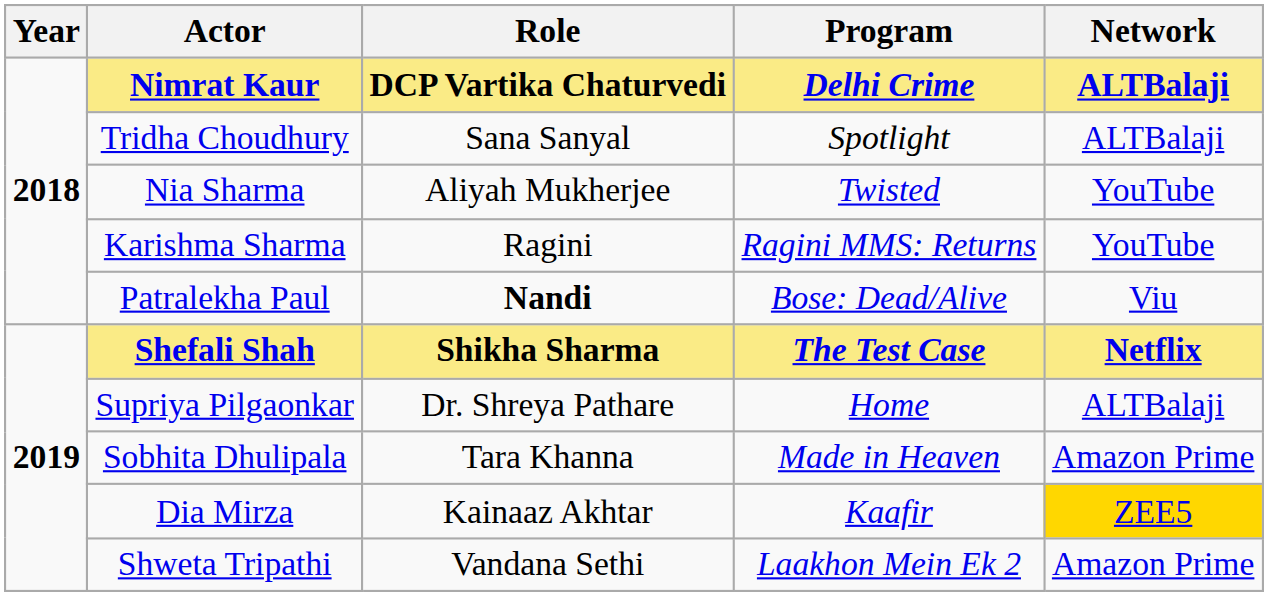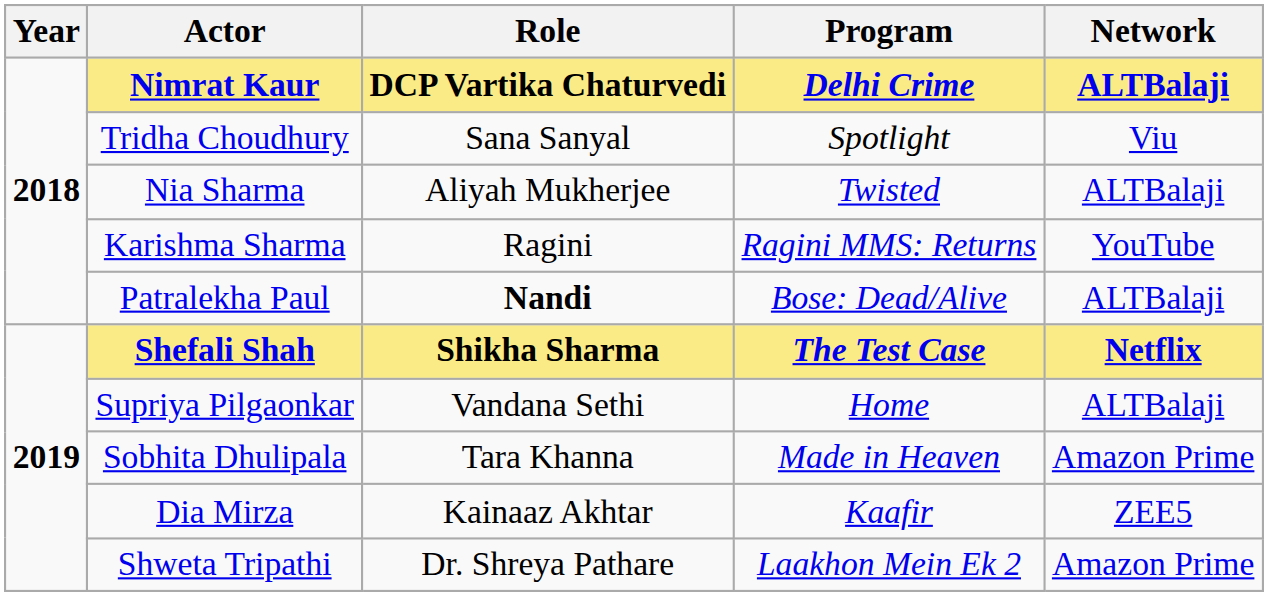(1153, 137) ALTBalaji -> (1153, 137) Viu
(1153, 191) YouTube -> (1153, 191) ALTBalaji
(1153, 297) Viu -> (1153, 297) ALTBalaji
(548, 404) Dr. Shreya Pathare -> (548, 404) Vandana Sethi
(1153, 510) gold background -> (1153, 510) no background
(548, 564) Vandana Sethi -> (548, 564) Dr. Shreya Pathare
